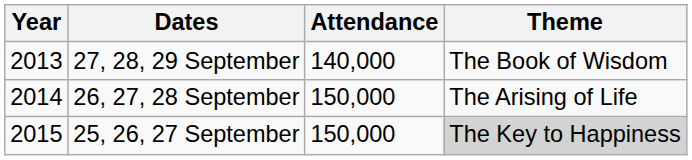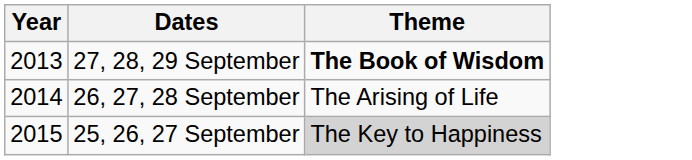- column: (374, 23)
(558, 60) normal -> (427, 60) bold
